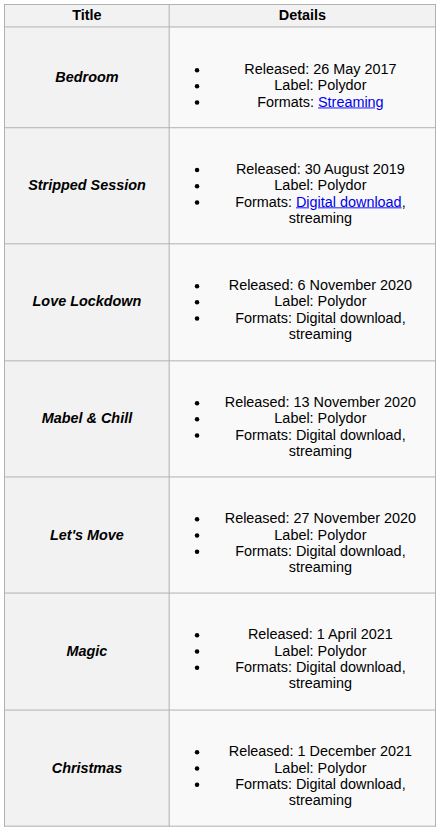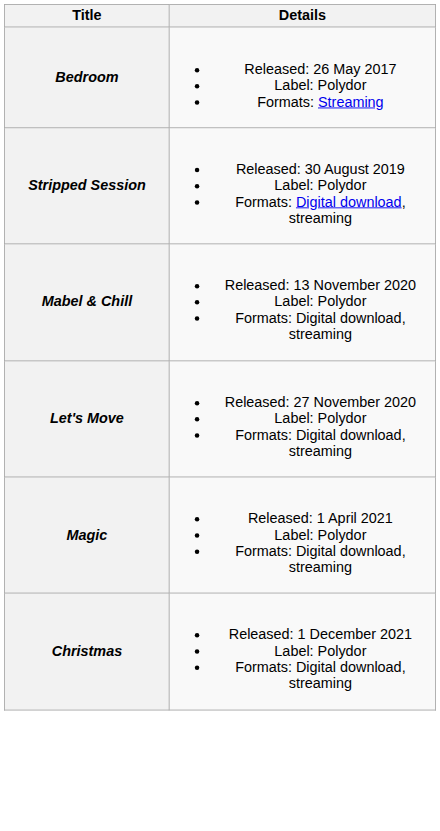- row: (87, 302)
